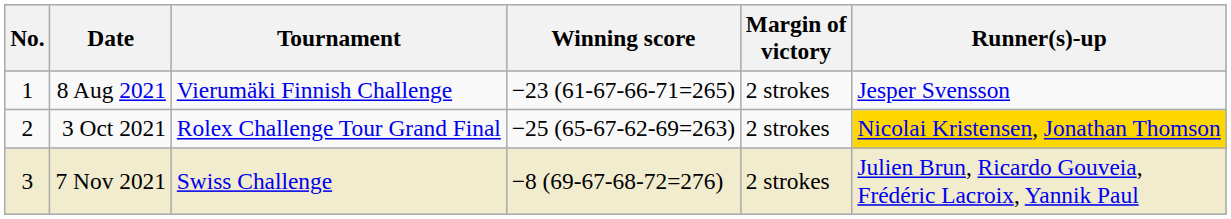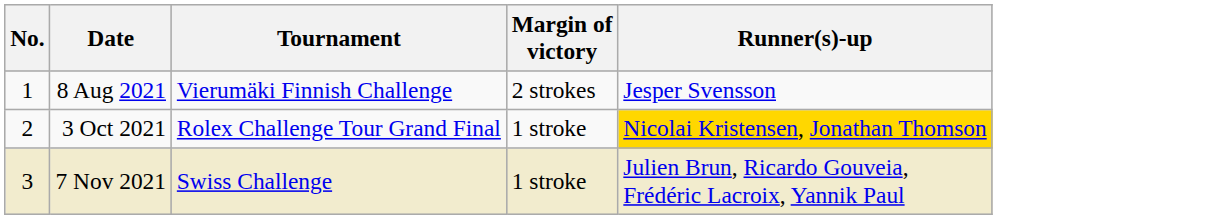- column: (623, 37)
(788, 128) 2 strokes -> (549, 128) 1 stroke
(788, 181) 2 strokes -> (549, 181) 1 stroke
